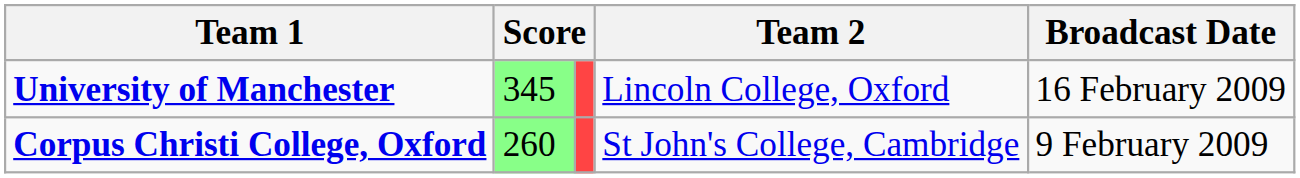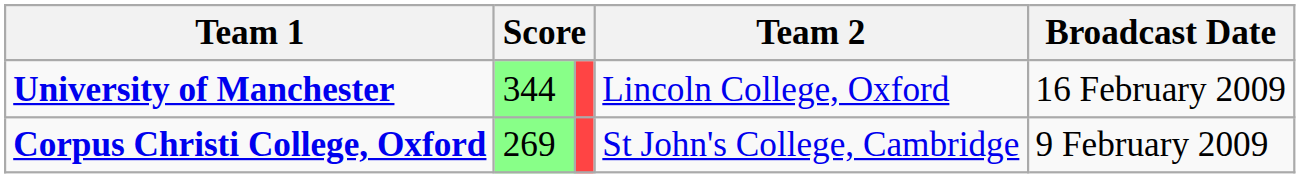(529, 88) 345 -> (529, 88) 344
(529, 144) 260 -> (529, 144) 269
